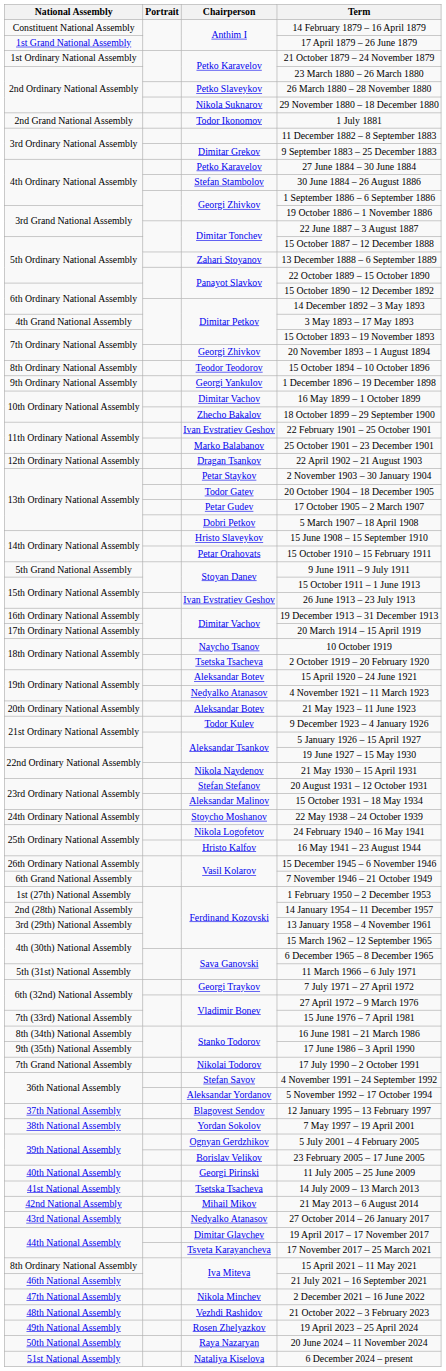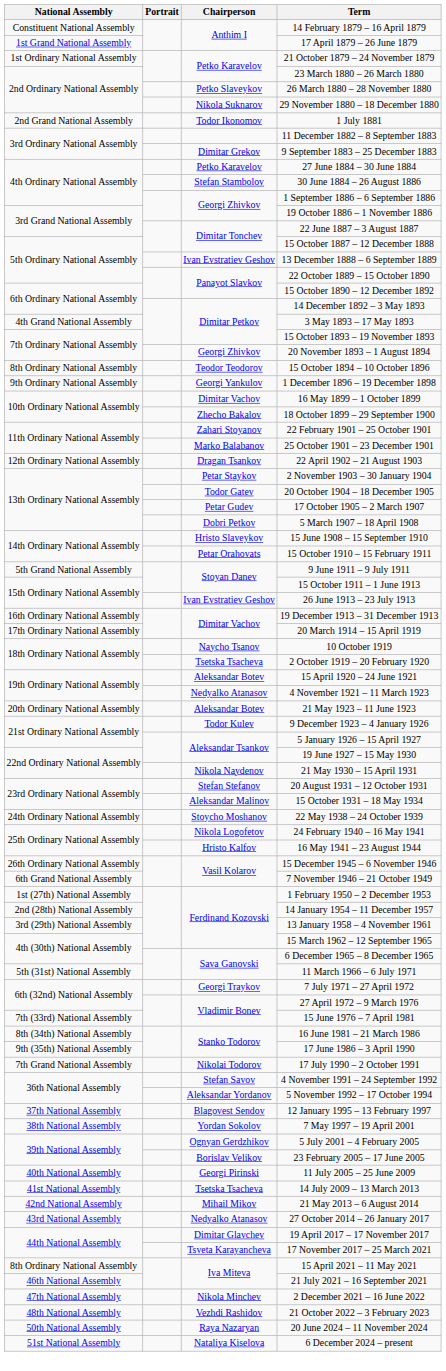(229, 259) Zahari Stoyanov -> (229, 259) Ivan Evstratiev Geshov
(229, 430) Ivan Evstratiev Geshov -> (229, 430) Zahari Stoyanov
- row: (359, 1327)
